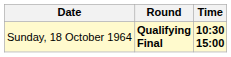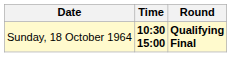columns swapped: (210, 13) <-> (164, 13)
